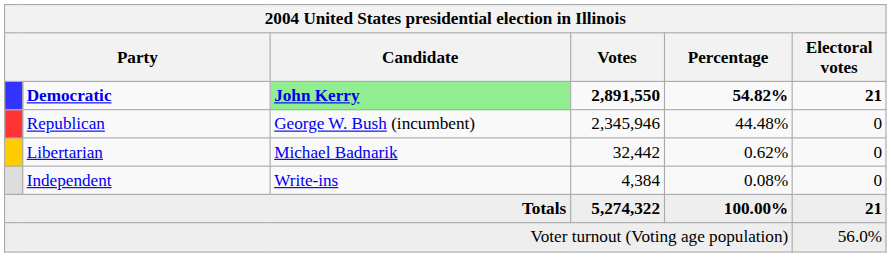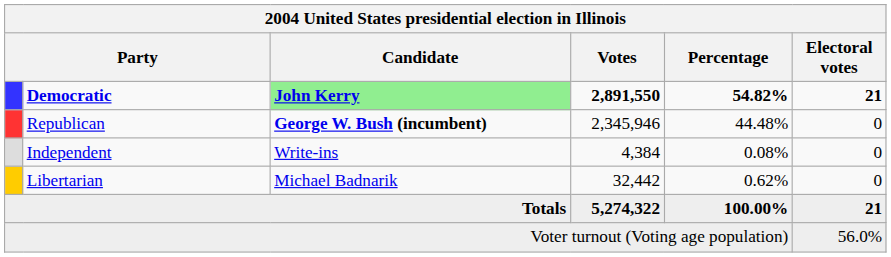(375, 124) normal -> (381, 124) bold
rows swapped: (65, 152) <-> (69, 180)
